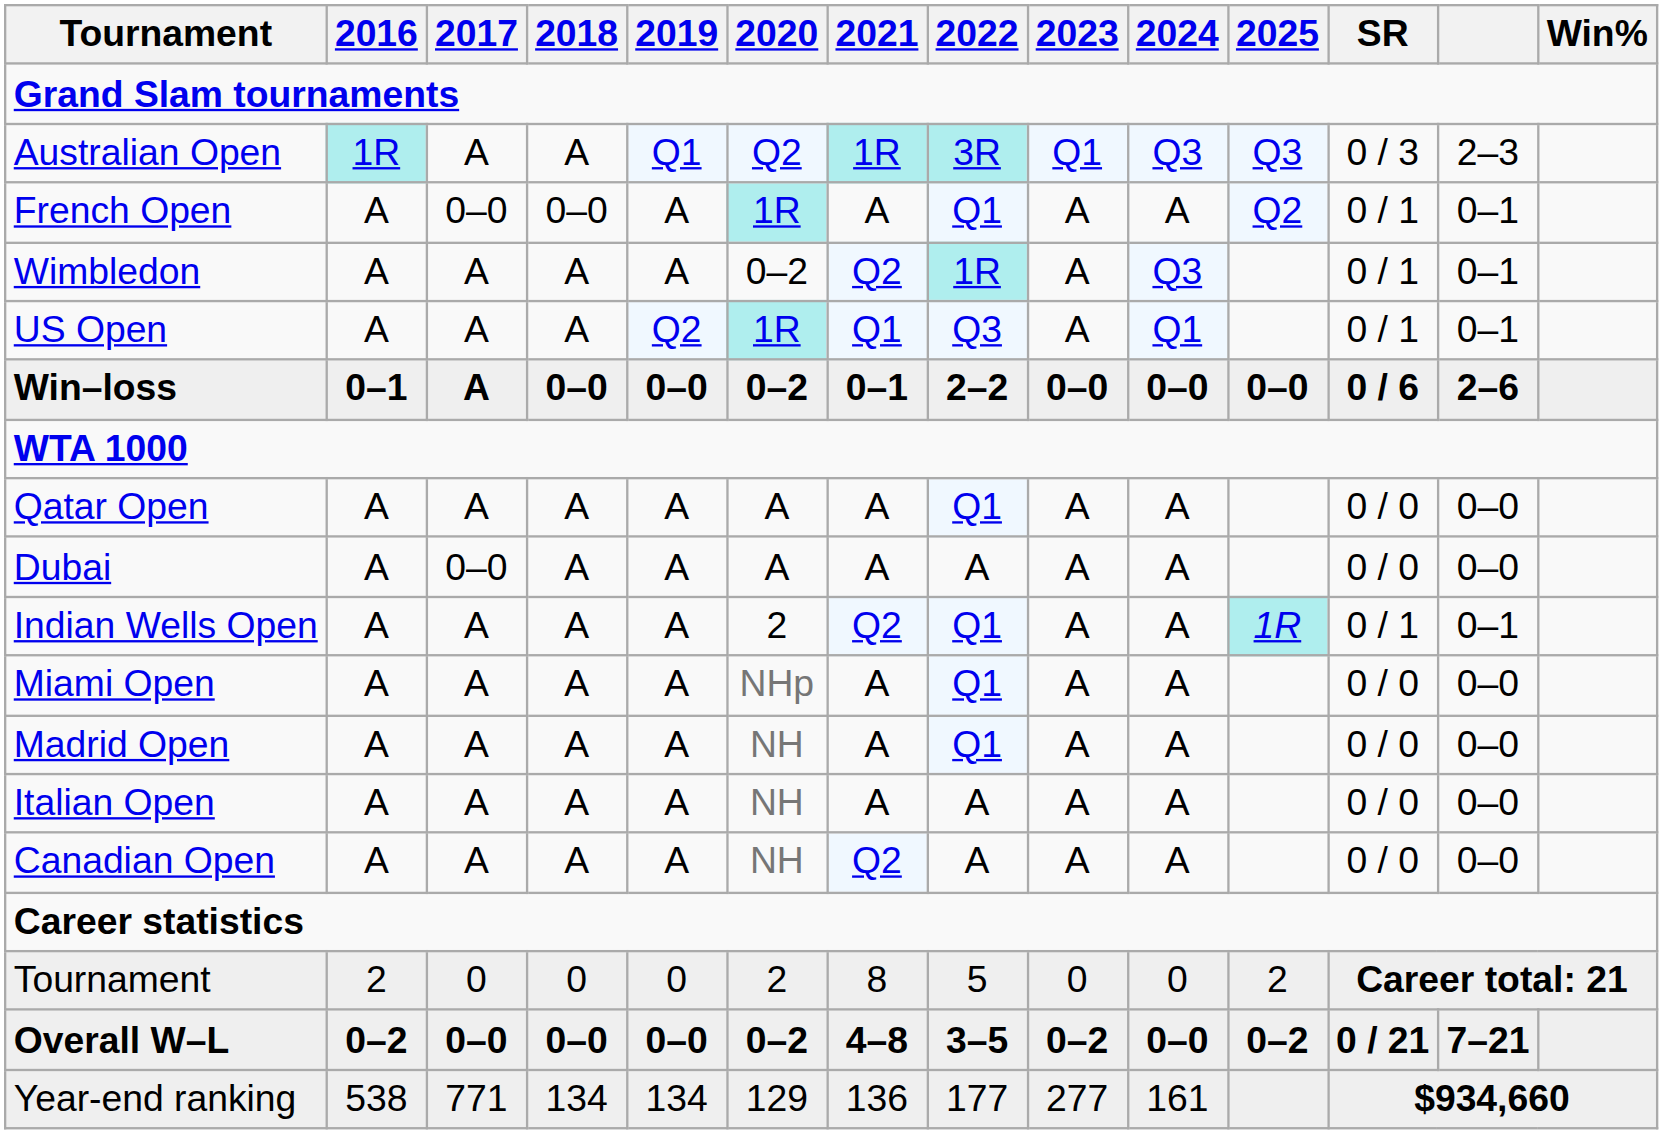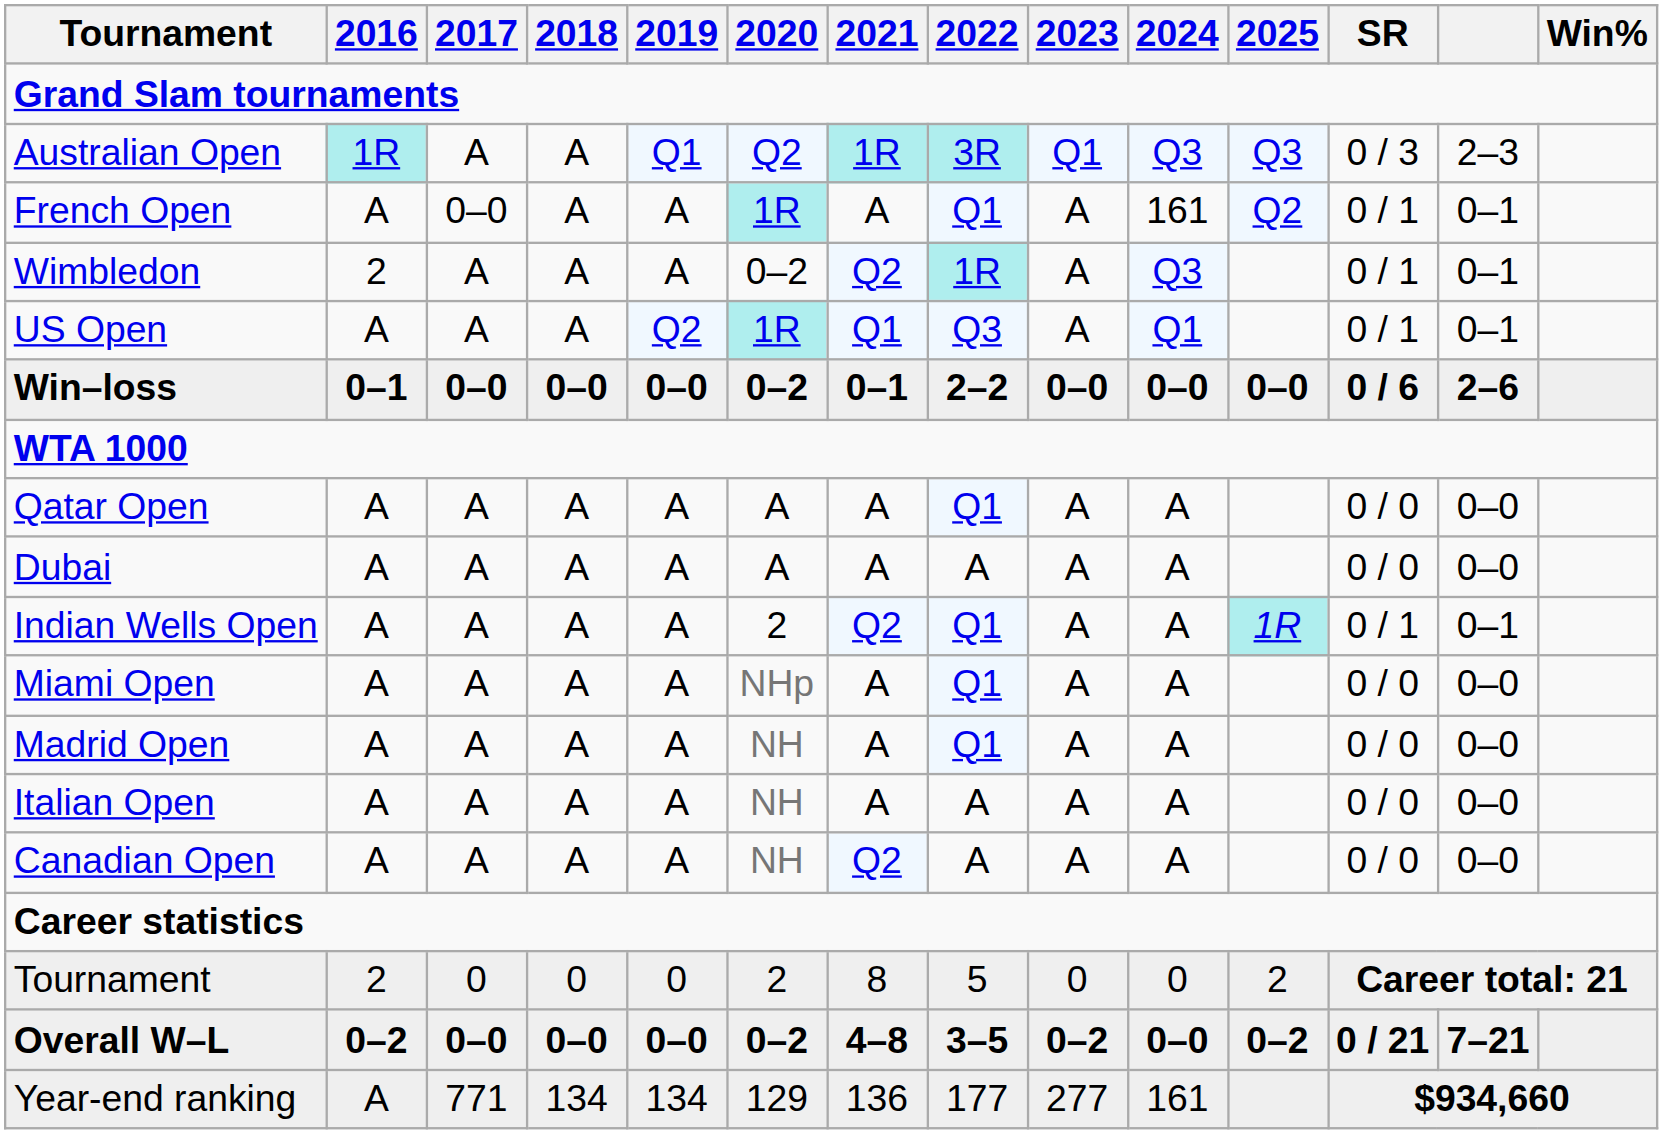(577, 211) 0–0 -> (577, 211) A
(1177, 211) A -> (1177, 211) 161
(376, 270) A -> (376, 270) 2
(476, 388) A -> (476, 388) 0–0
(476, 566) 0–0 -> (476, 566) A
(376, 1098) 538 -> (376, 1098) A
